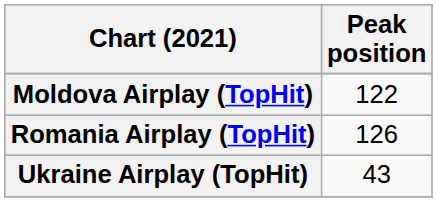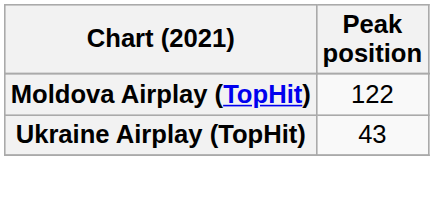- row: (163, 134)
